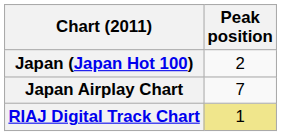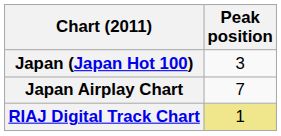(240, 63) 2 -> (240, 63) 3
